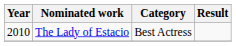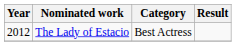(19, 31) 2010 -> (19, 31) 2012
